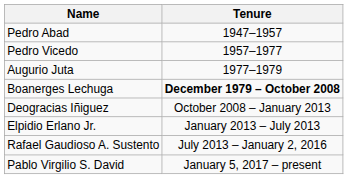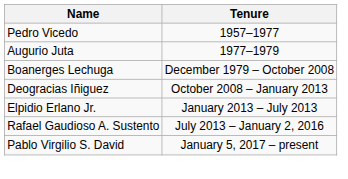- row: (38, 33)
(252, 89) bold -> (249, 70) normal
